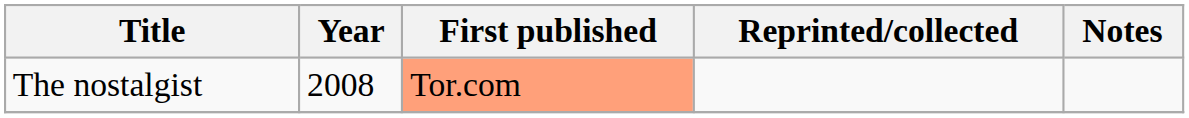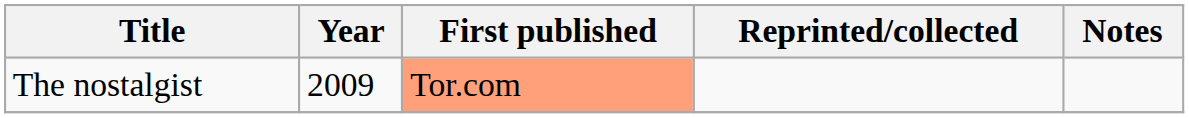(341, 84) 2008 -> (341, 84) 2009
